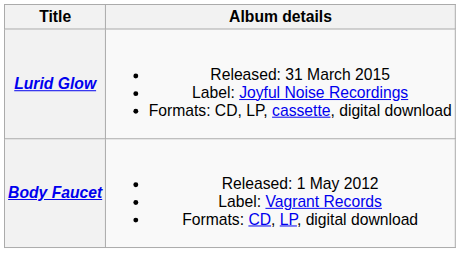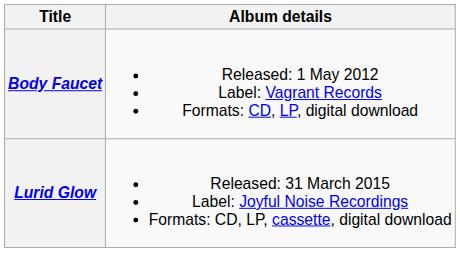rows swapped: (55, 193) <-> (55, 83)
